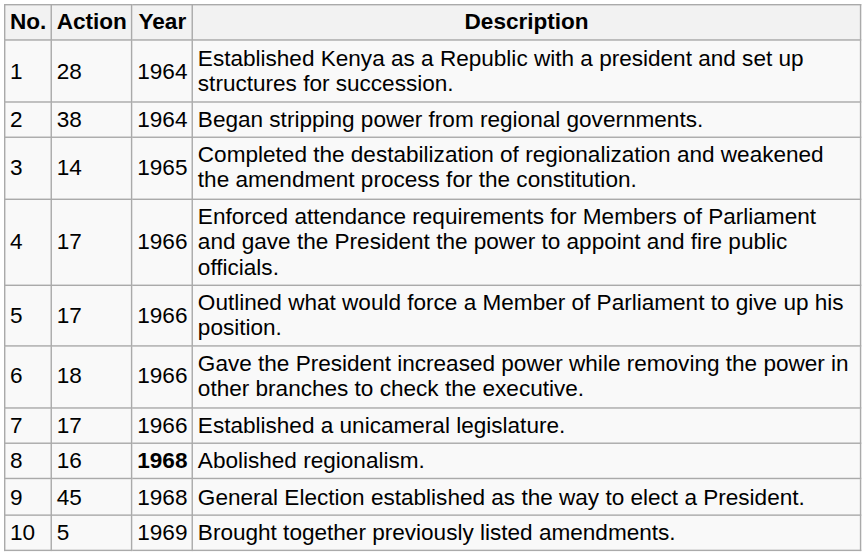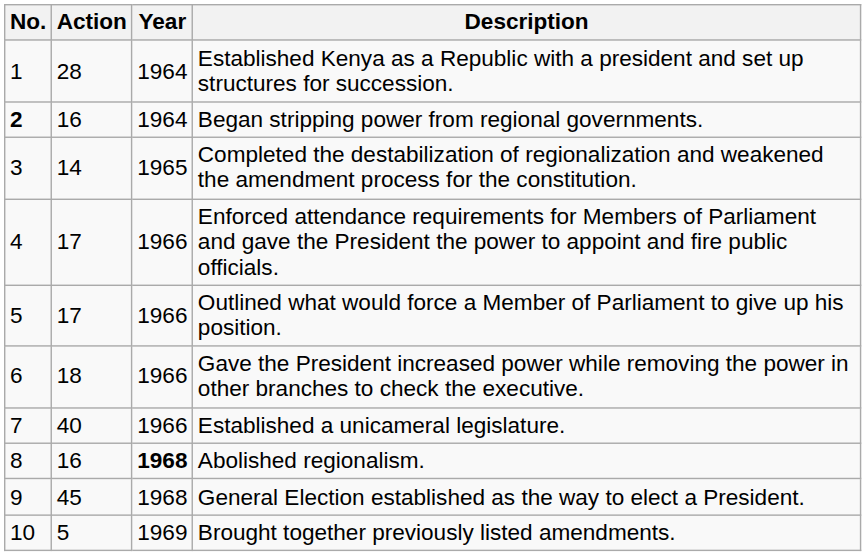(16, 119) normal -> (16, 119) bold
(69, 119) 38 -> (69, 119) 16
(69, 425) 17 -> (69, 425) 40
